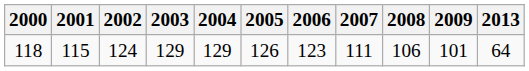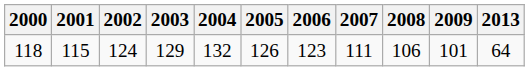(217, 50) 129 -> (217, 50) 132
